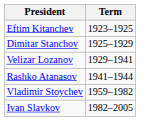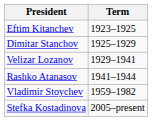- row: (33, 108)
+ row: (46, 108)
